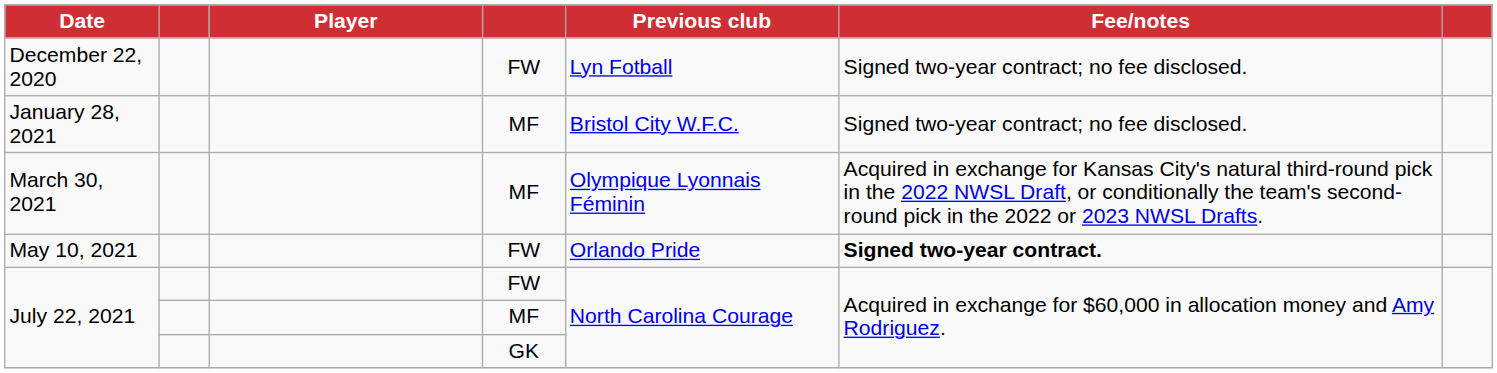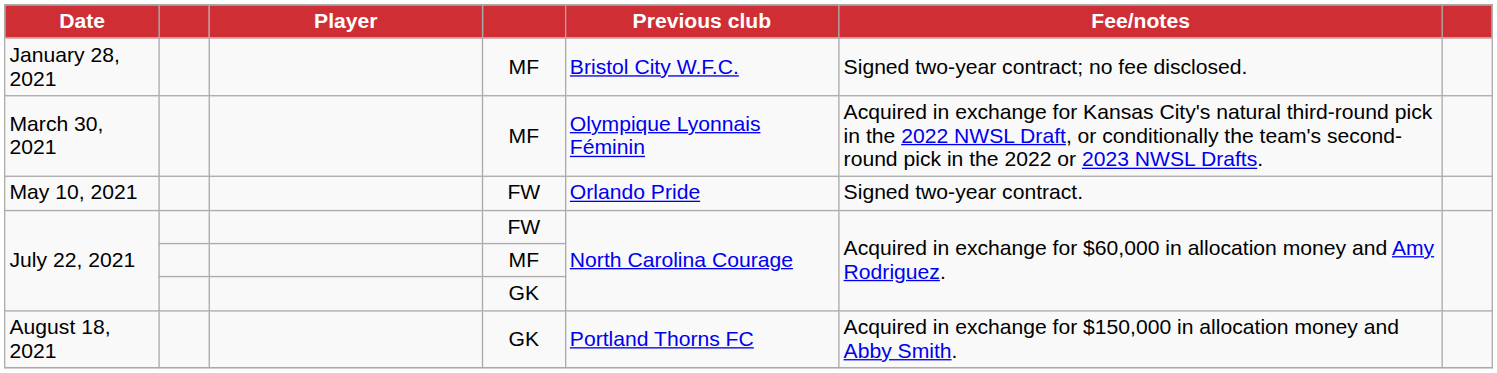- row: (76, 66)
(973, 250) bold -> (963, 193) normal
+ row: (60, 338)
